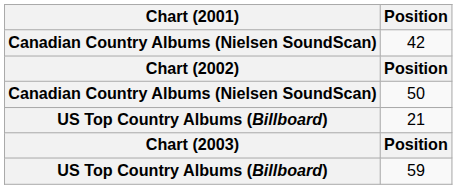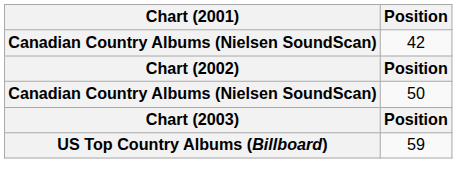- row: (416, 119)
